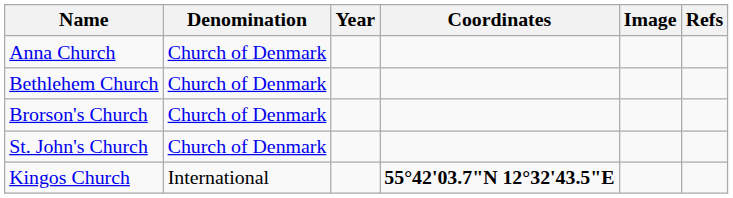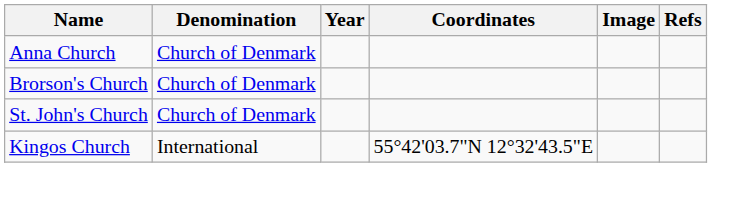- row: (84, 83)
(499, 177) bold -> (483, 146) normal
